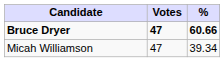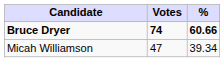(156, 30) 47 -> (156, 30) 74
